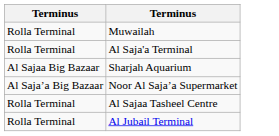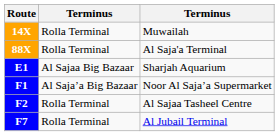+ column: (21, 13)
